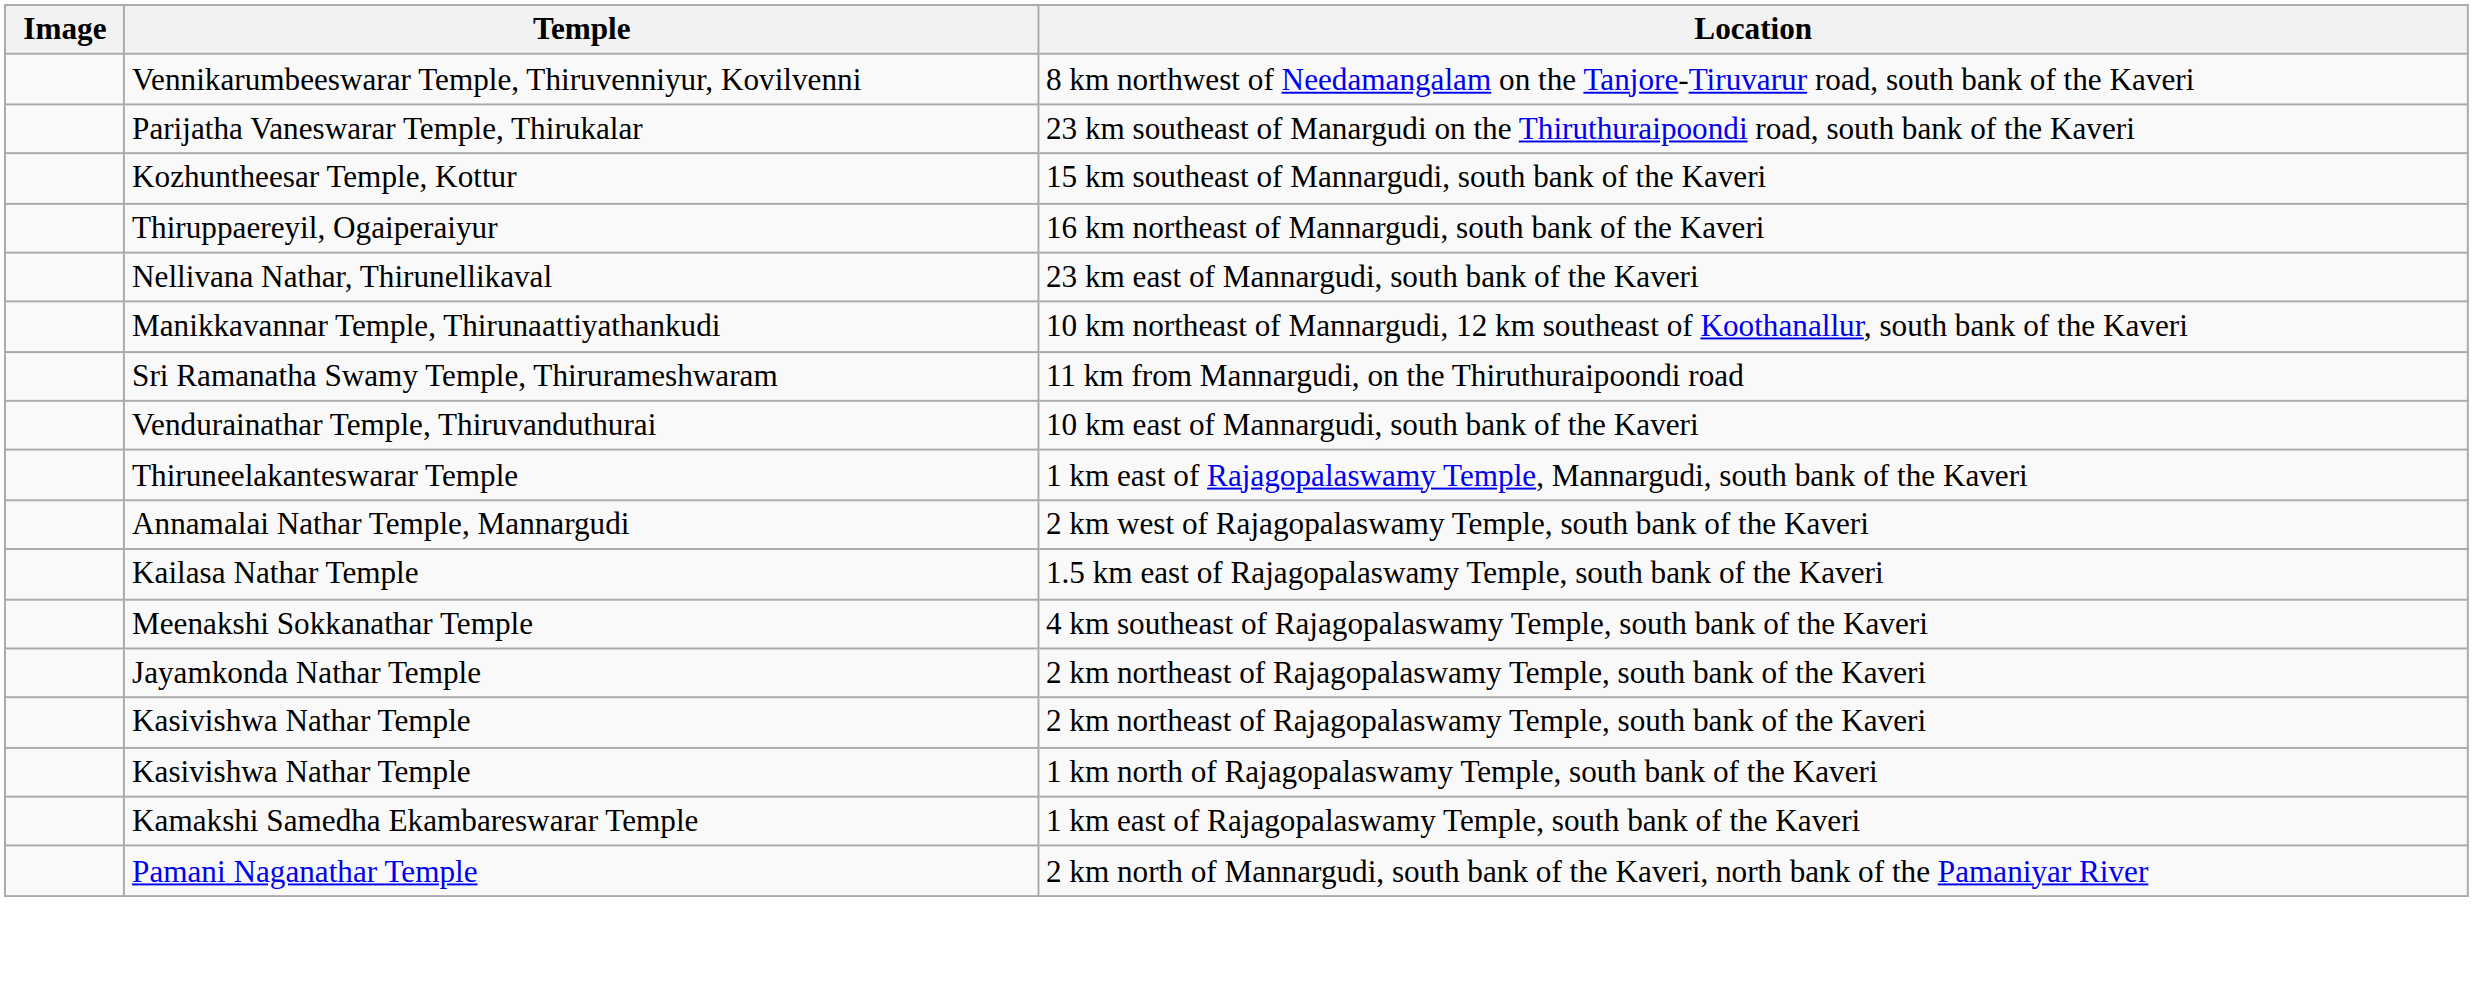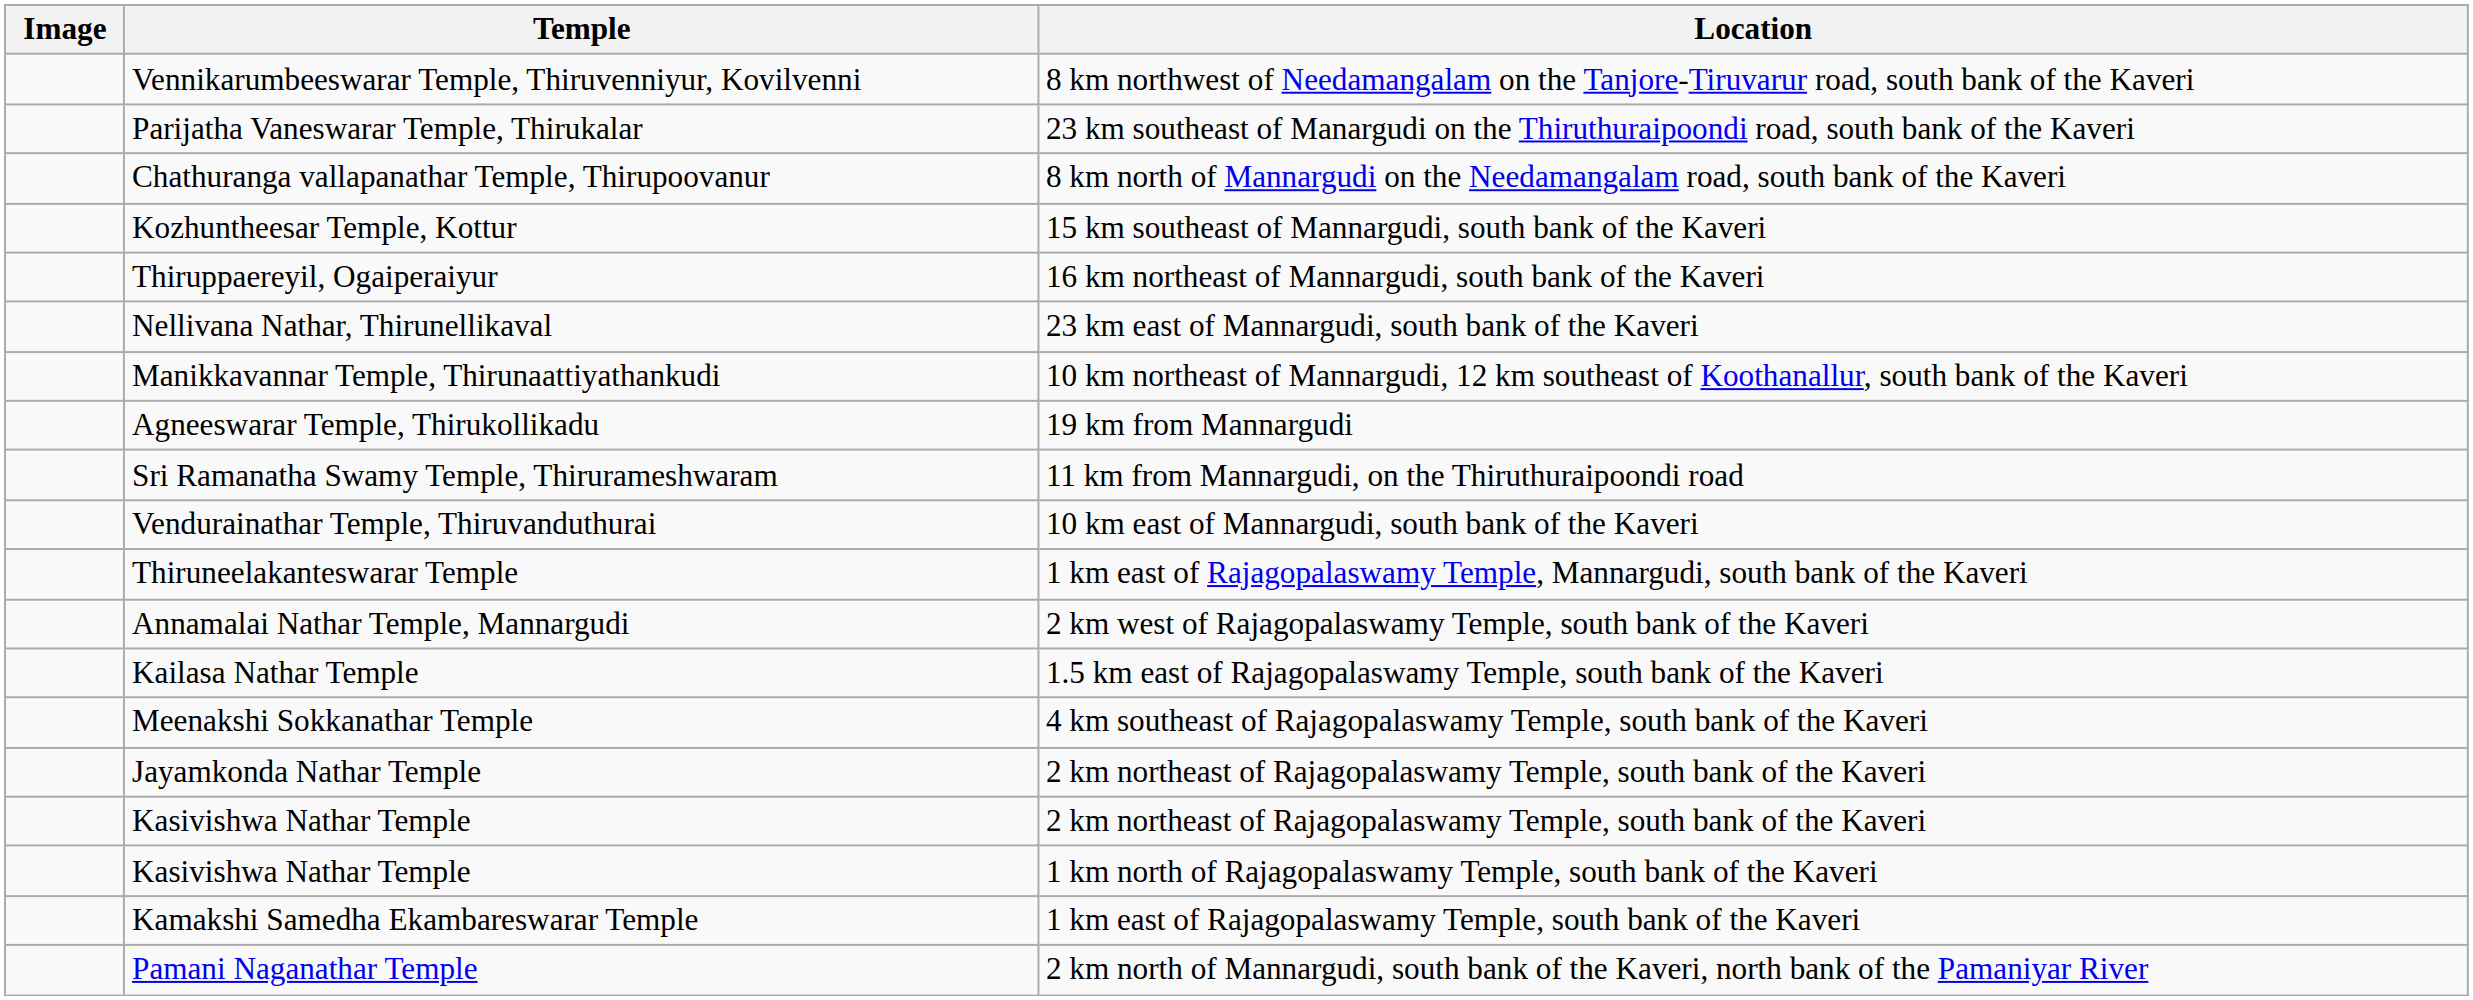+ row: (451, 177)
+ row: (366, 425)
